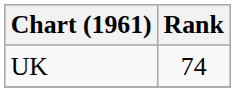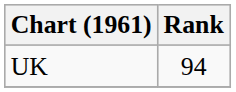(194, 65) 74 -> (194, 65) 94
